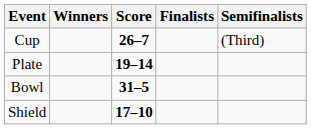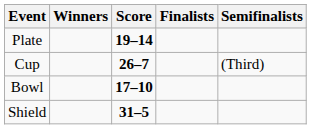rows swapped: (27, 40) <-> (27, 64)
(134, 87) 31–5 -> (134, 87) 17–10
(134, 111) 17–10 -> (134, 111) 31–5
